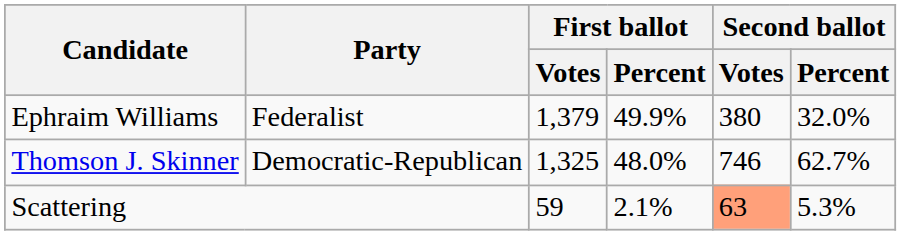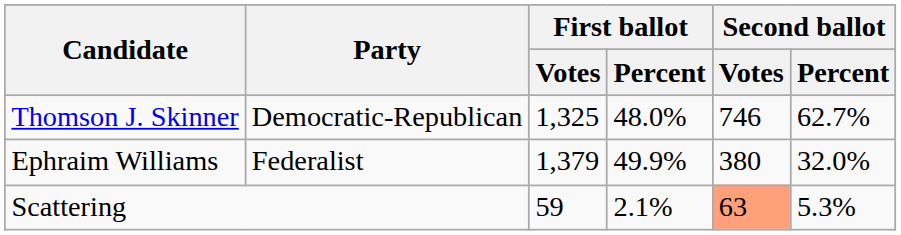rows swapped: (125, 161) <-> (115, 116)
